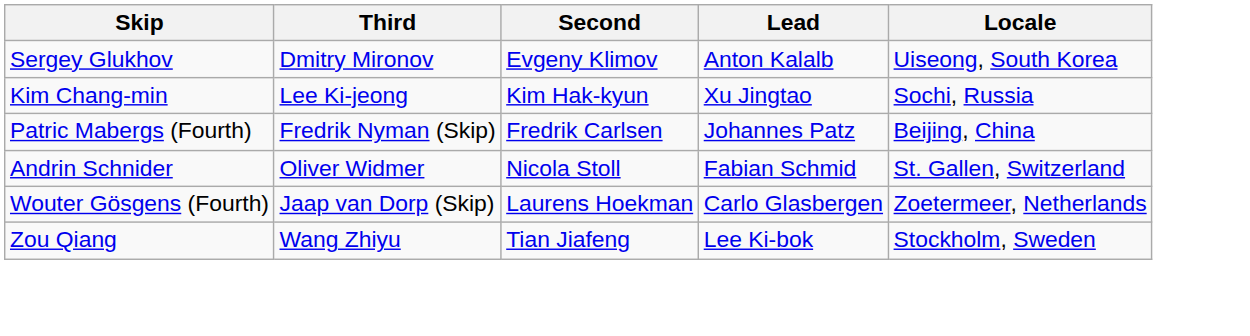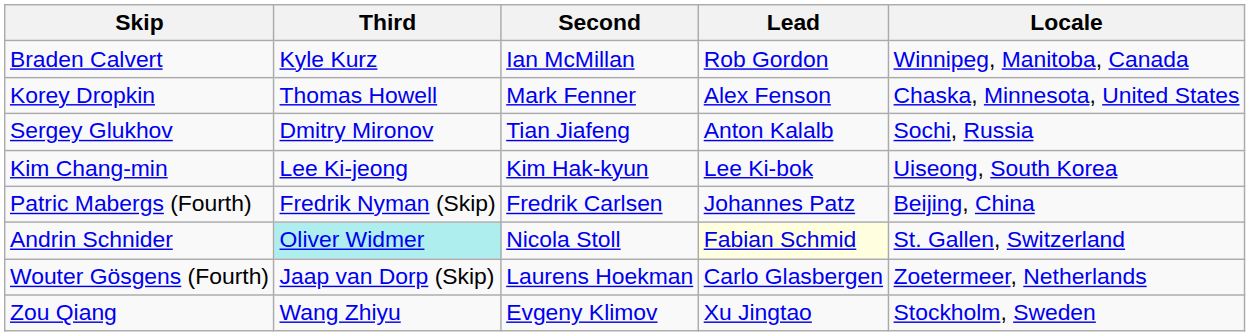+ row: (86, 58)
+ row: (82, 95)
(582, 58) Evgeny Klimov -> (568, 131) Tian Jiafeng
(1006, 58) Uiseong, South Korea -> (964, 131) Sochi, Russia
(758, 95) Xu Jingtao -> (758, 167) Lee Ki-bok
(964, 95) Sochi, Russia -> (1006, 167) Uiseong, South Korea
(352, 167) no background -> (352, 240) paleturquoise background
(780, 167) no background -> (780, 240) lightyellow background
(568, 240) Tian Jiafeng -> (582, 312) Evgeny Klimov
(758, 240) Lee Ki-bok -> (758, 312) Xu Jingtao
